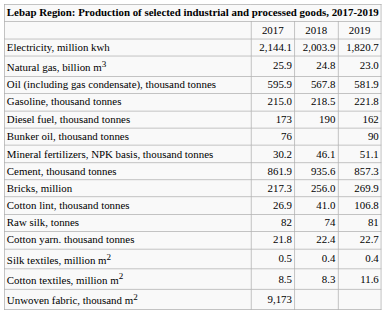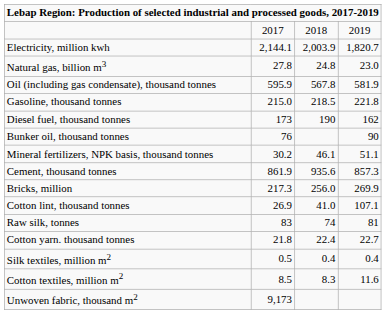(282, 66) 25.9 -> (282, 66) 27.8
(367, 205) 106.8 -> (367, 205) 107.1
(287, 223) 82 -> (287, 223) 83
